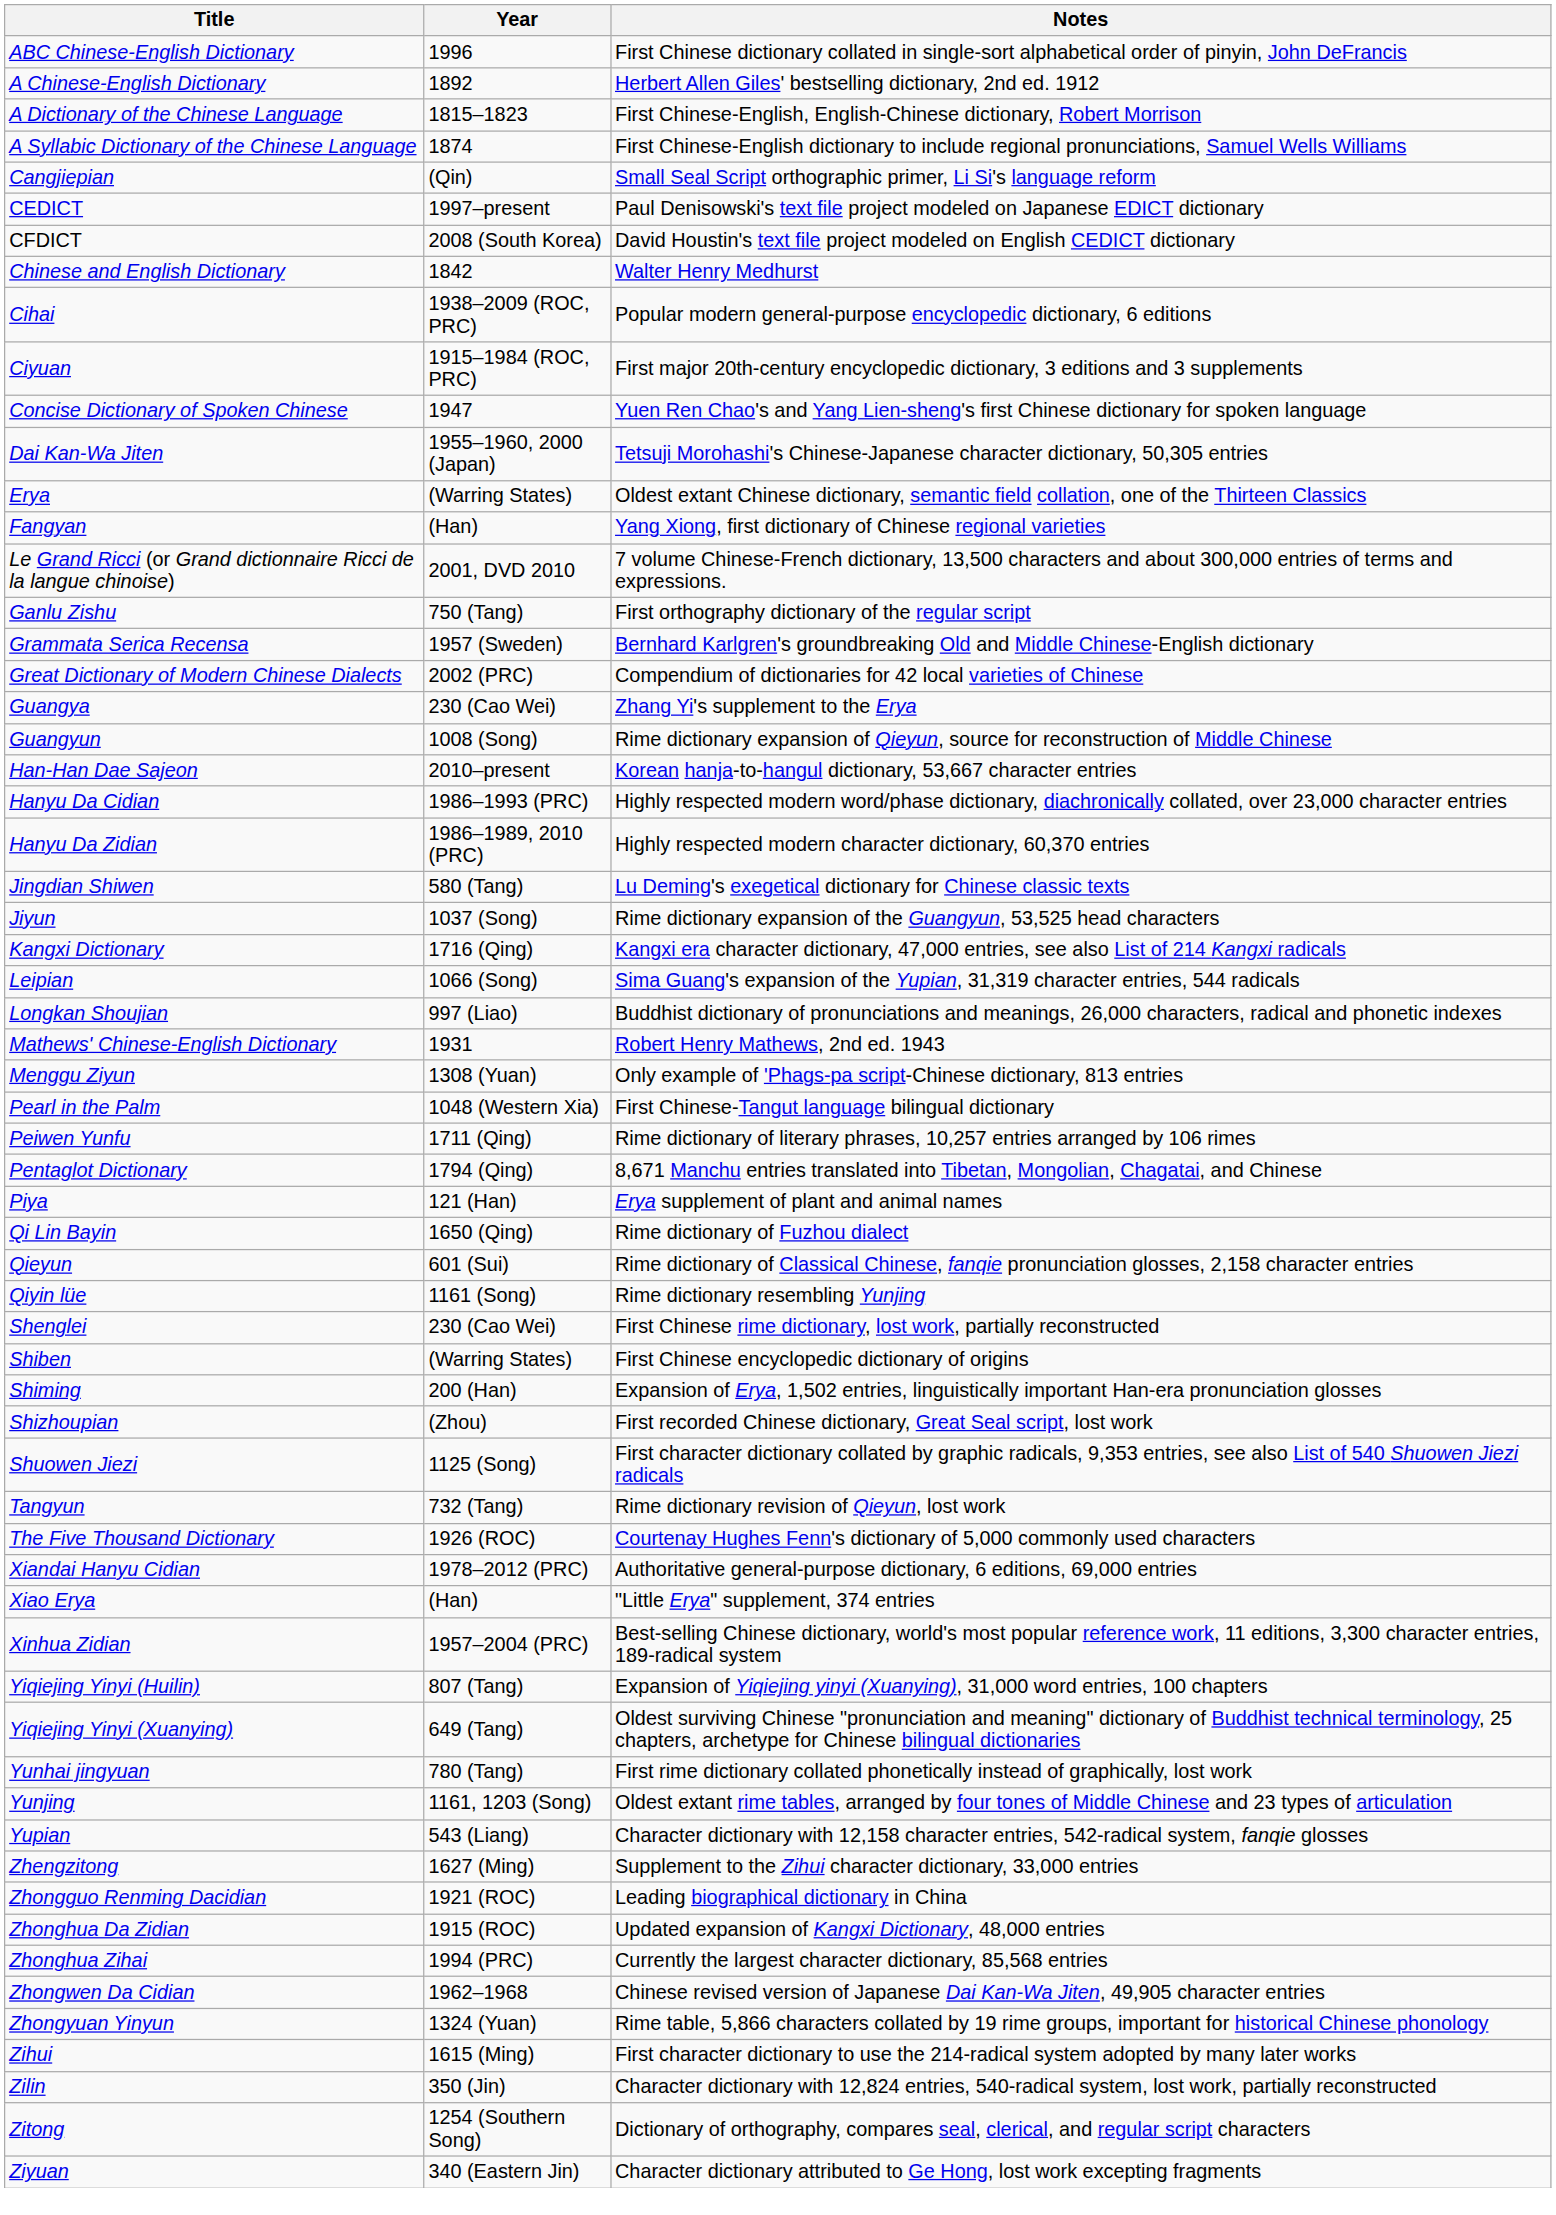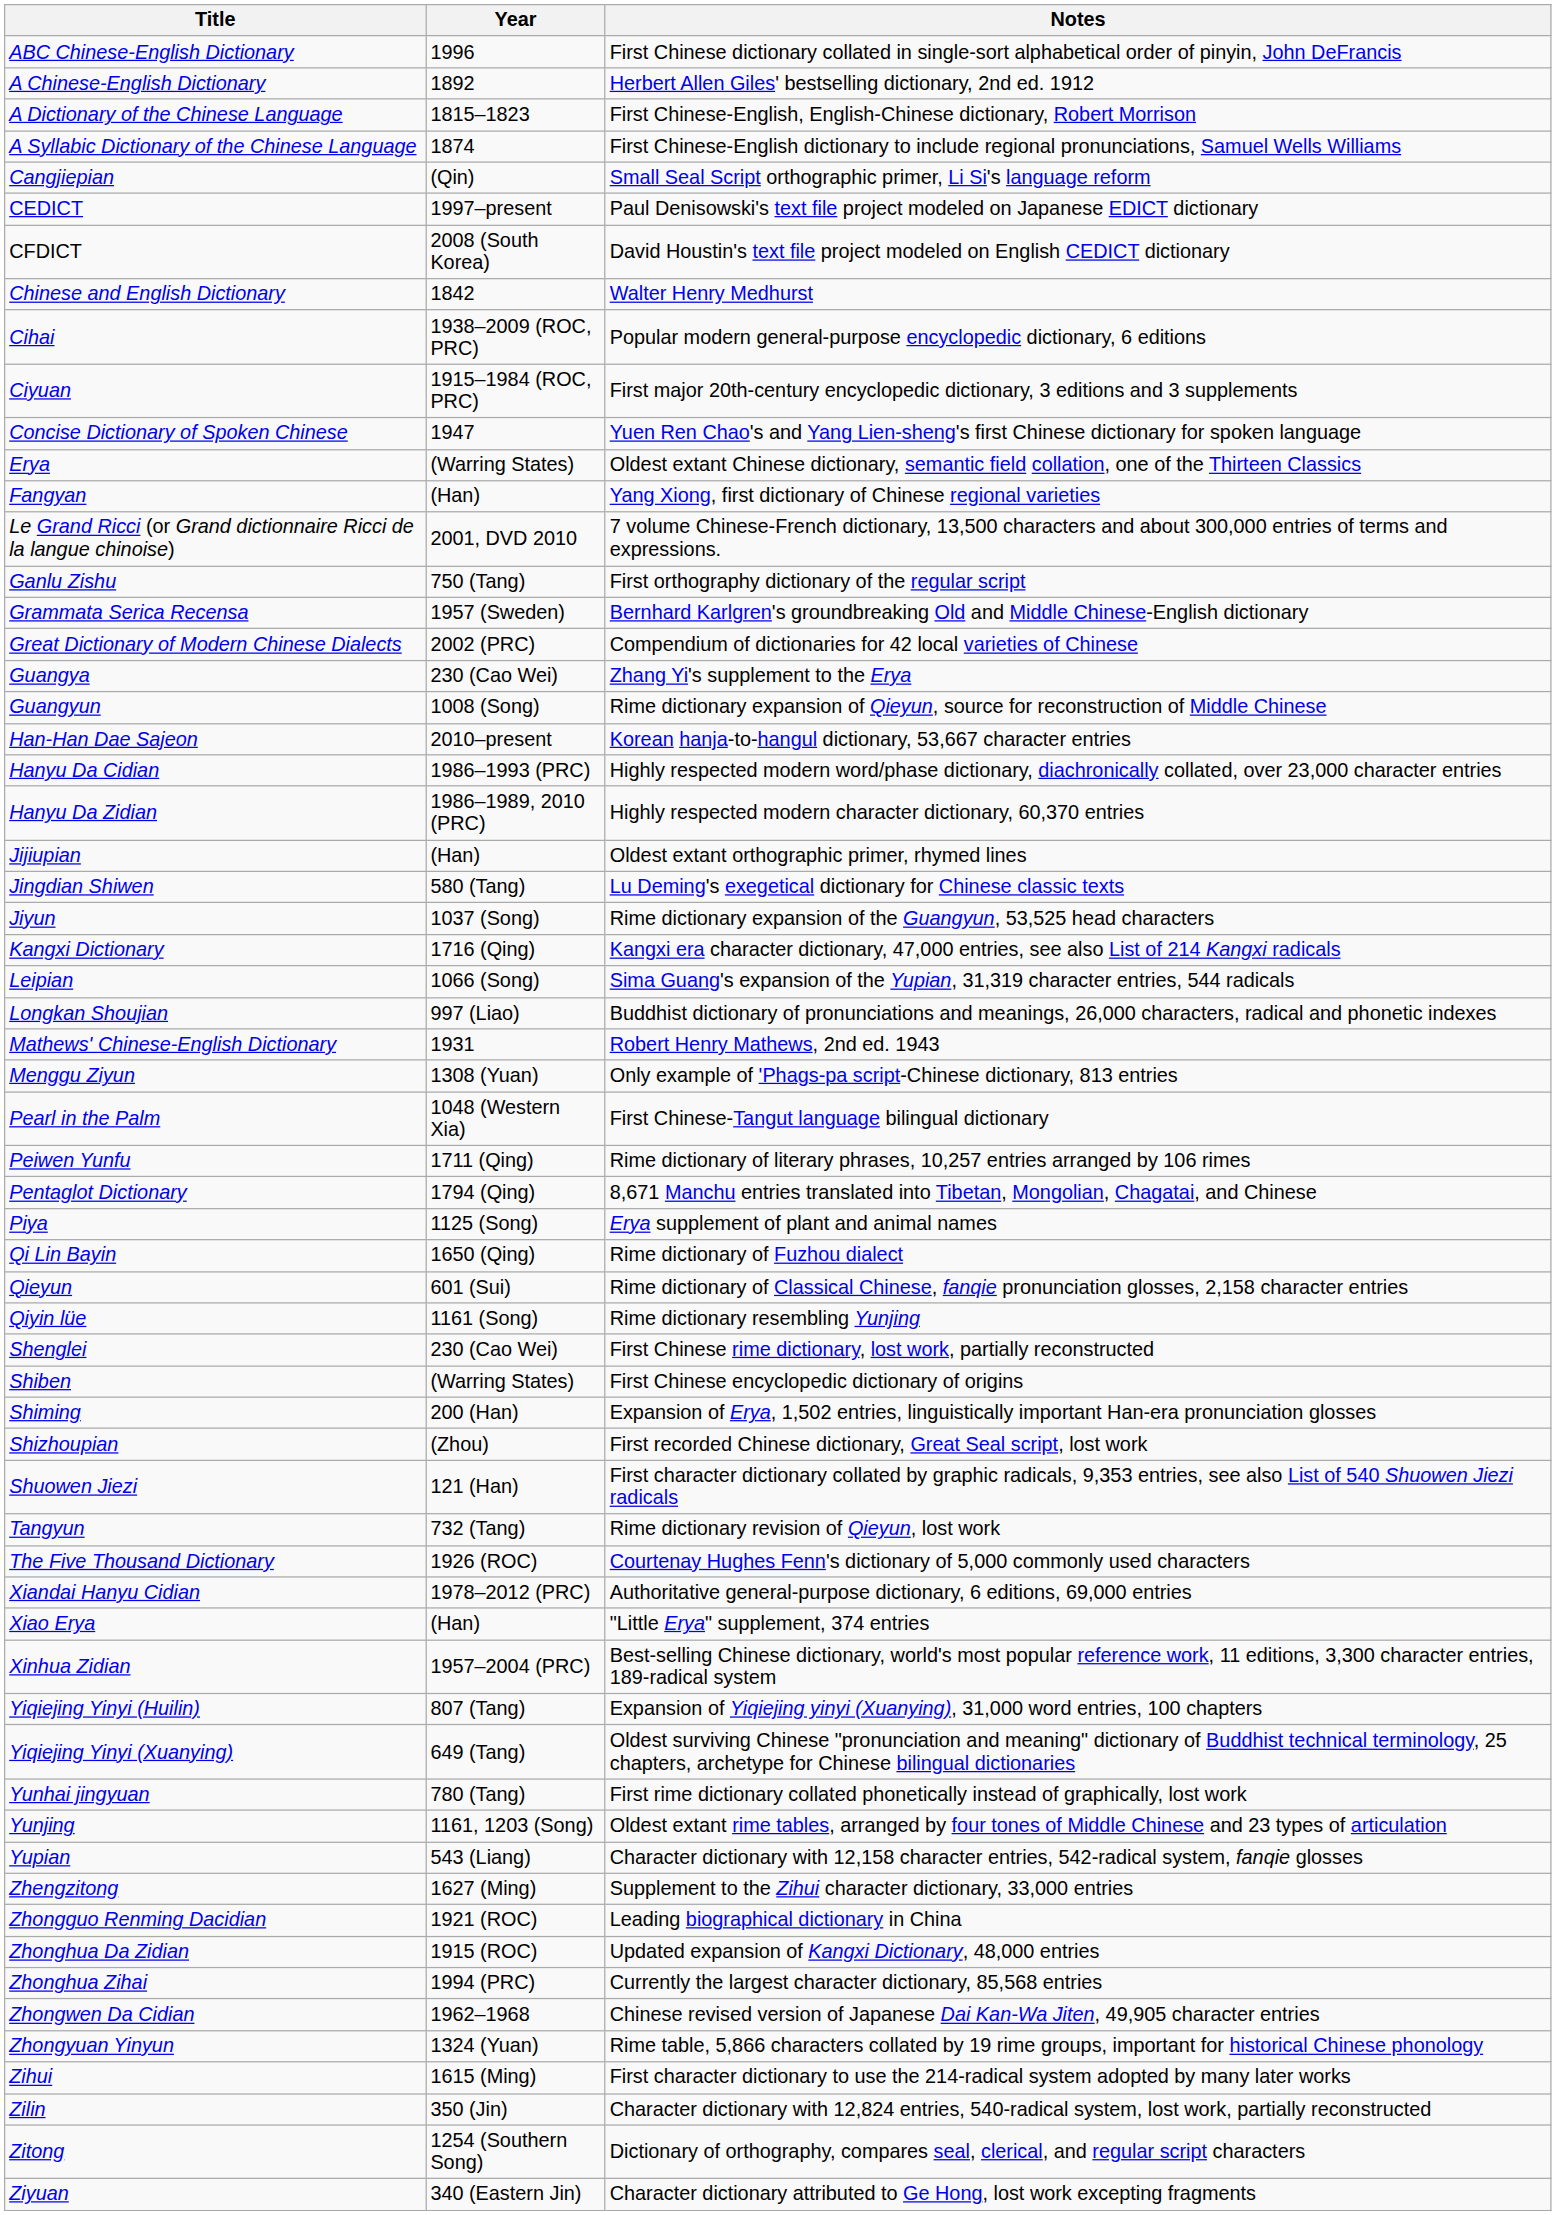- row: (86, 453)
+ row: (45, 855)
(473, 1201) 121 (Han) -> (484, 1223) 1125 (Song)
(482, 1464) 1125 (Song) -> (475, 1486) 121 (Han)
